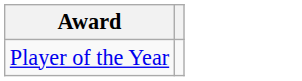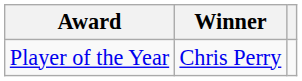+ column: (230, 22)
